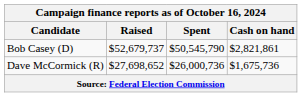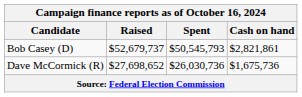(197, 48) $50,545,790 -> (197, 48) $50,545,793
(197, 65) $26,000,736 -> (197, 65) $26,030,736
